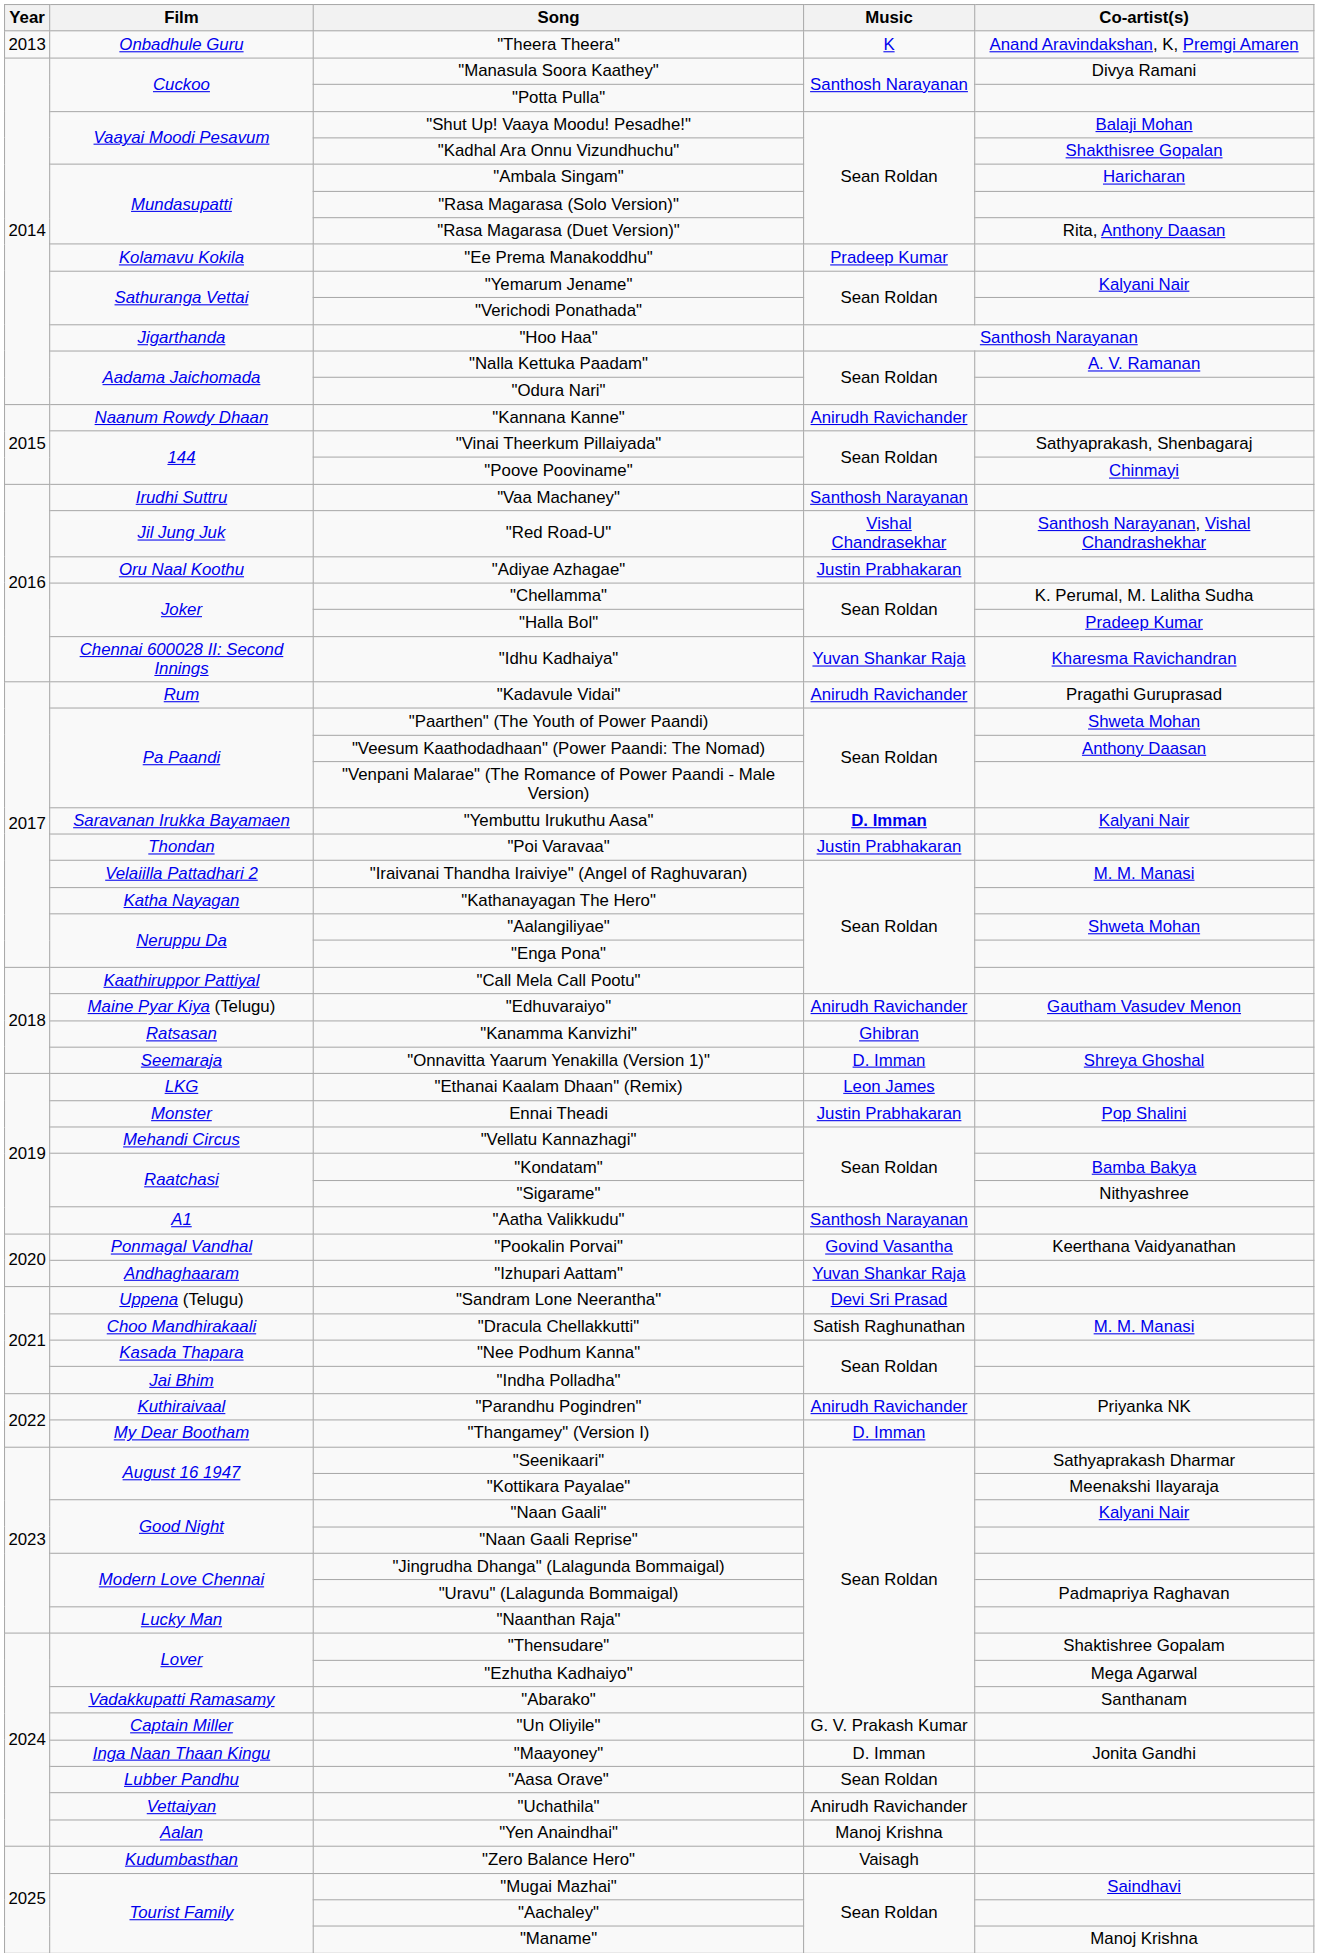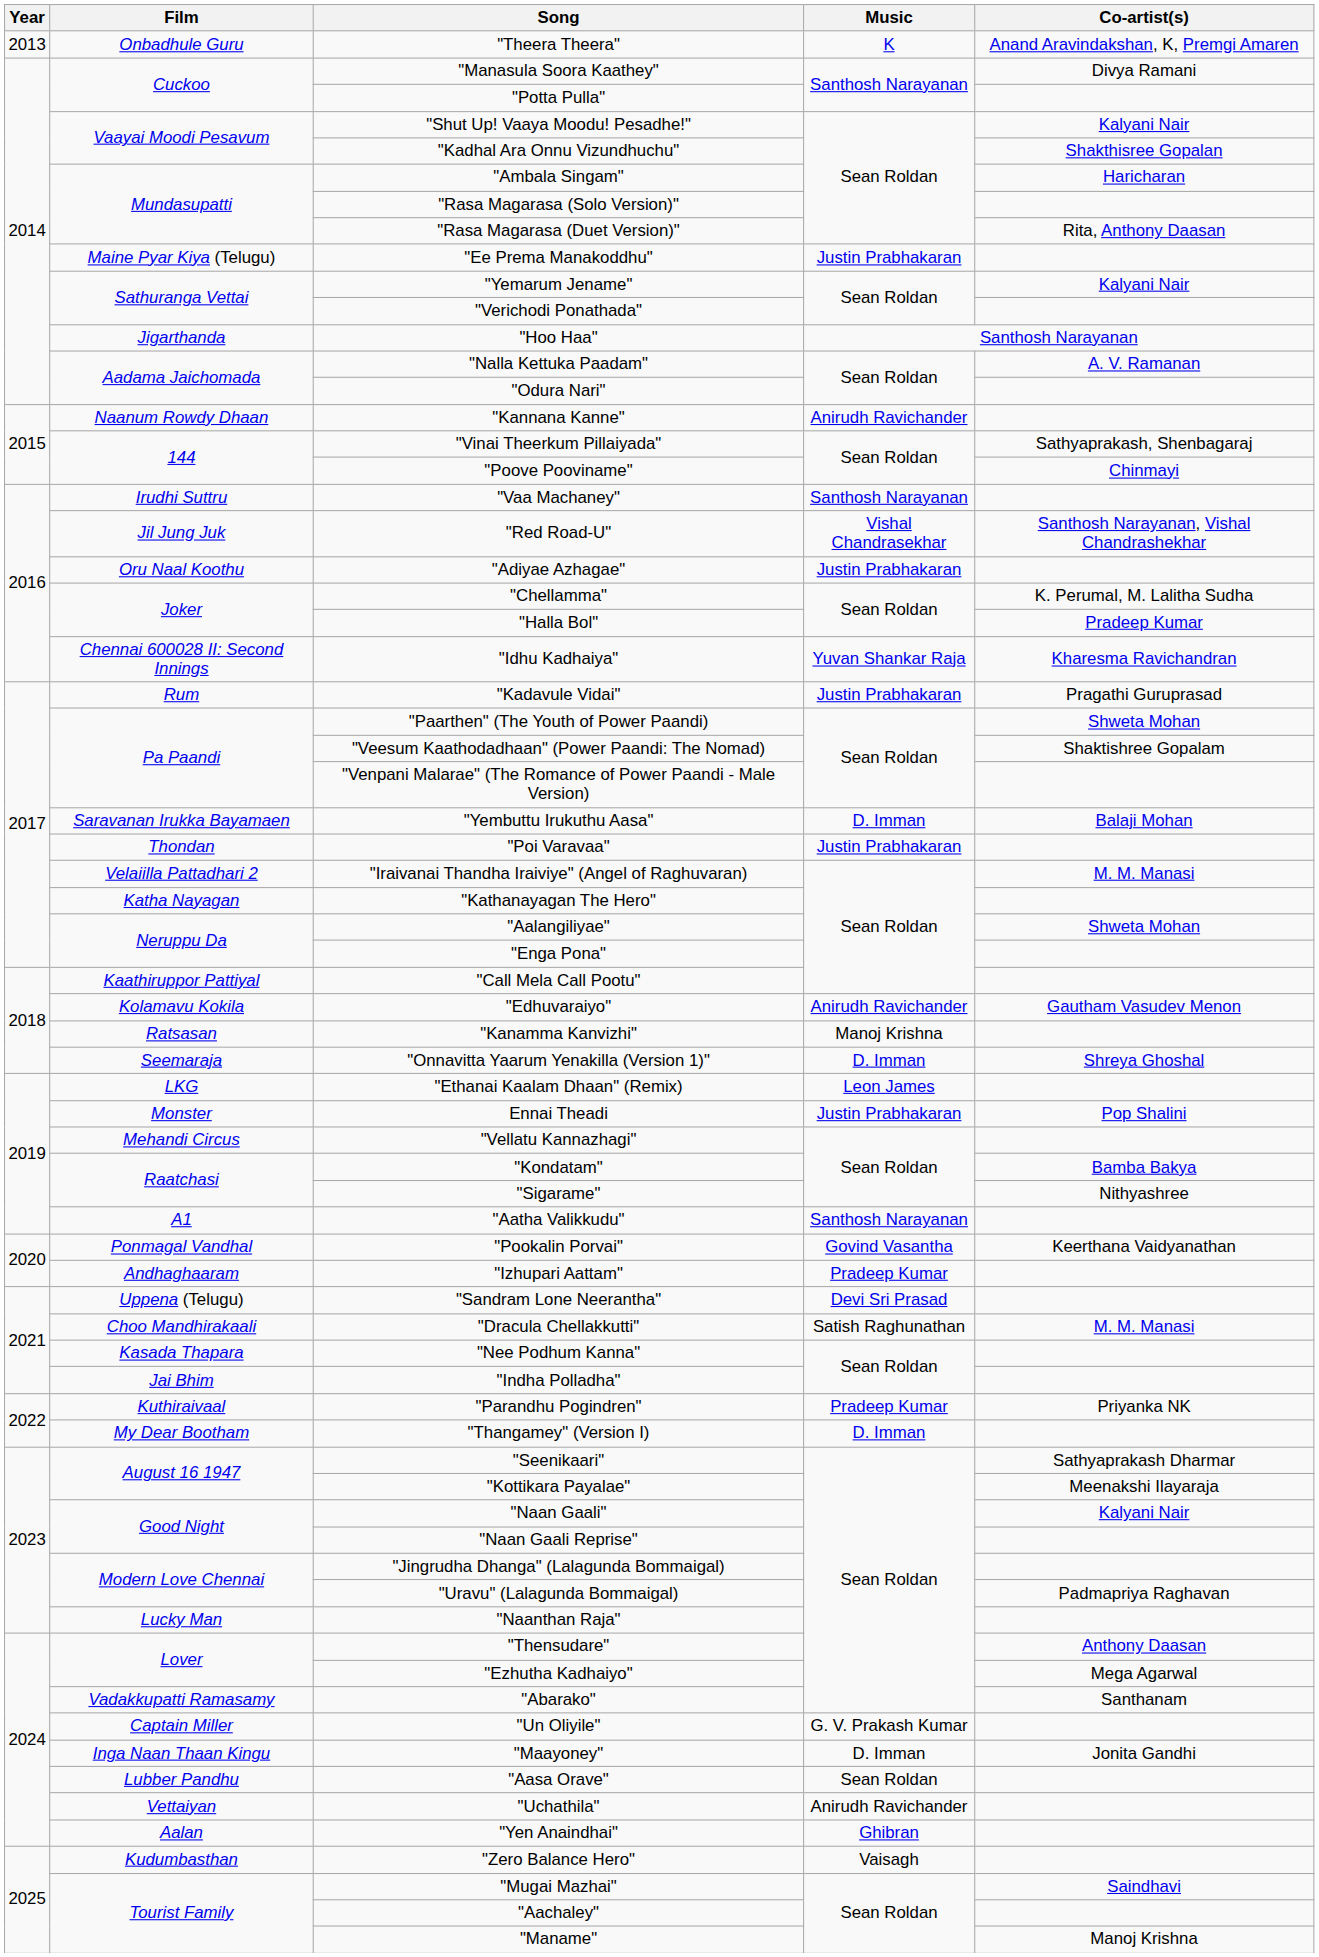(1144, 124) Balaji Mohan -> (1144, 124) Kalyani Nair
(181, 257) Kolamavu Kokila -> (181, 257) Maine Pyar Kiya (Telugu)
(889, 257) Pradeep Kumar -> (889, 257) Justin Prabhakaran
(889, 695) Anirudh Ravichander -> (889, 695) Justin Prabhakaran
(1144, 748) Anthony Daasan -> (1144, 748) Shaktishree Gopalam
(889, 820) bold -> (889, 820) normal
(1144, 820) Kalyani Nair -> (1144, 820) Balaji Mohan
(181, 1007) Maine Pyar Kiya (Telugu) -> (181, 1007) Kolamavu Kokila
(889, 1033) Ghibran -> (889, 1033) Manoj Krishna
(889, 1273) Yuvan Shankar Raja -> (889, 1273) Pradeep Kumar
(889, 1406) Anirudh Ravichander -> (889, 1406) Pradeep Kumar
(1144, 1646) Shaktishree Gopalam -> (1144, 1646) Anthony Daasan
(889, 1833) Manoj Krishna -> (889, 1833) Ghibran
